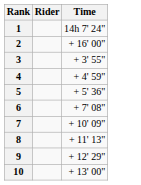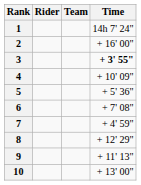+ column: (76, 12)
(89, 60) normal -> (117, 60) bold
(89, 76) + 4' 59" -> (115, 76) + 10' 09"
(87, 124) + 10' 09" -> (118, 124) + 4' 59"
(87, 140) + 11' 13" -> (115, 140) + 12' 29"
(87, 156) + 12' 29" -> (115, 156) + 11' 13"
